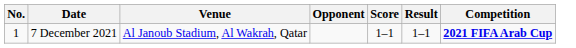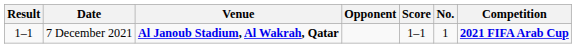columns swapped: (16, 14) <-> (421, 14)
(215, 33) normal -> (238, 33) bold
